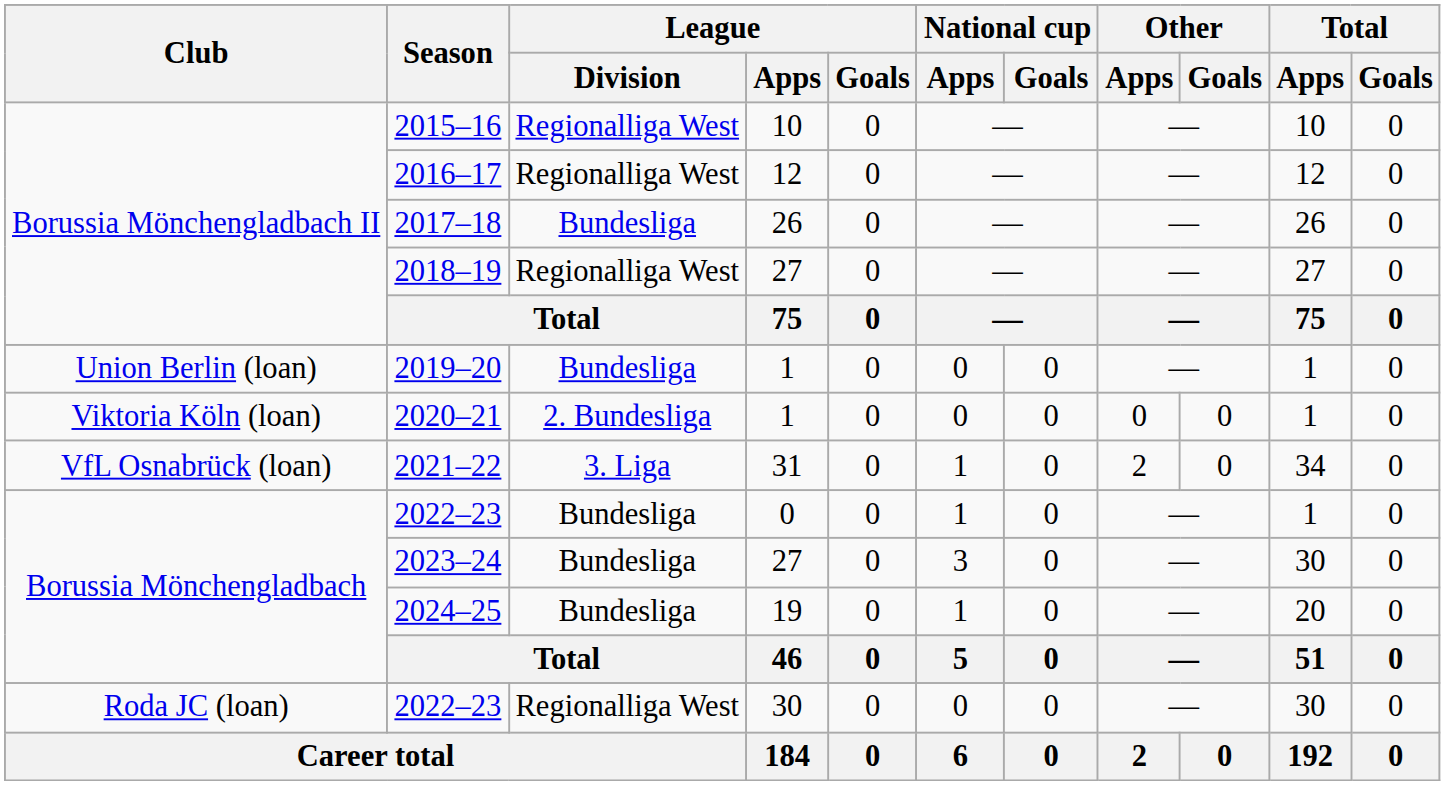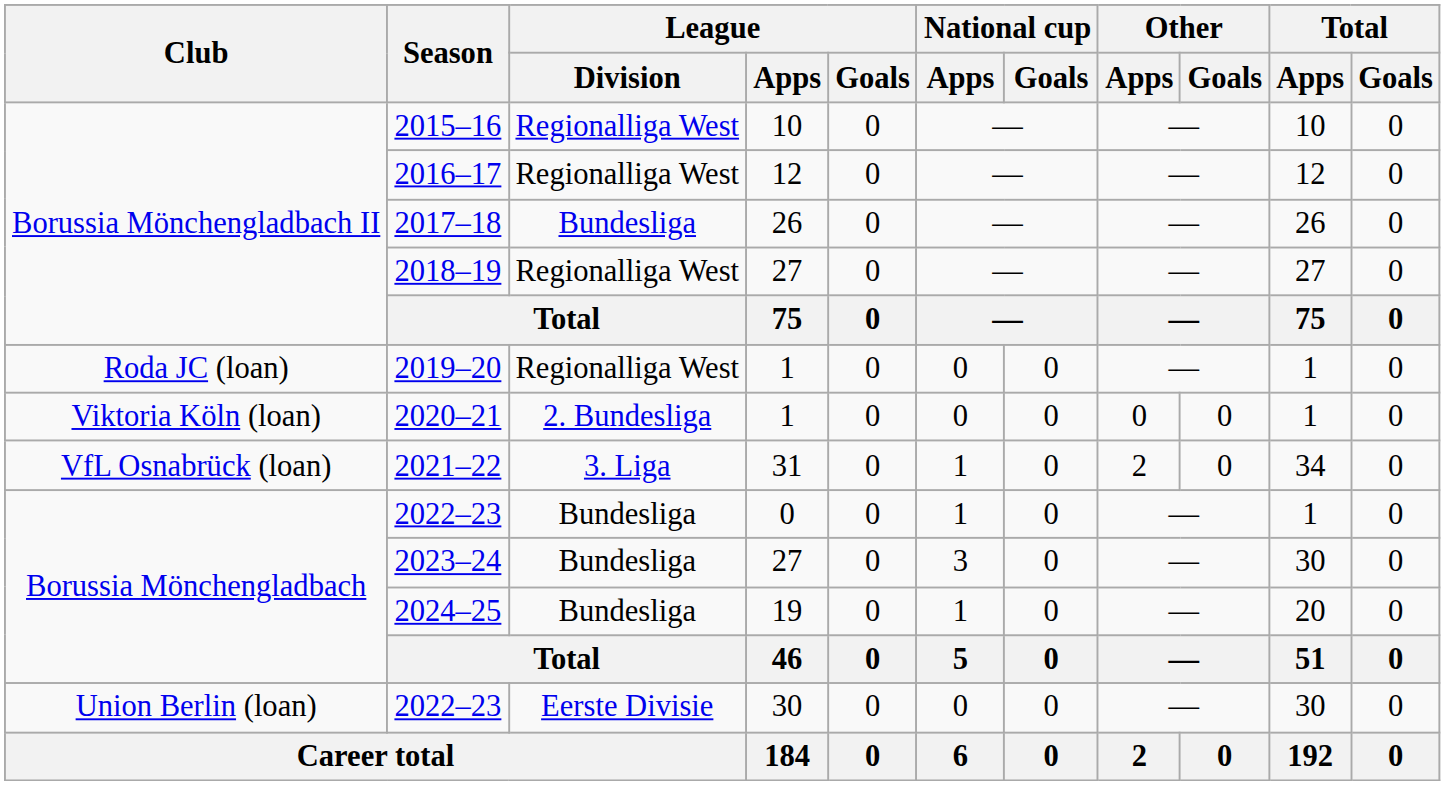(196, 367) Union Berlin (loan) -> (196, 367) Roda JC (loan)
(627, 367) Bundesliga -> (627, 367) Regionalliga West
(196, 707) Roda JC (loan) -> (196, 707) Union Berlin (loan)
(627, 707) Regionalliga West -> (627, 707) Eerste Divisie
